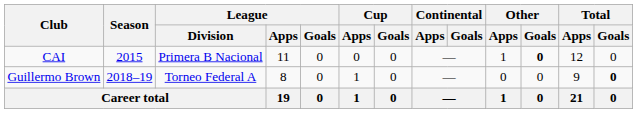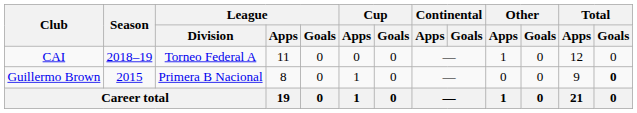(129, 56) 2015 -> (129, 56) 2018–19
(210, 56) Primera B Nacional -> (210, 56) Torneo Federal A
(540, 56) bold -> (540, 56) normal
(129, 77) 2018–19 -> (129, 77) 2015
(210, 77) Torneo Federal A -> (210, 77) Primera B Nacional
